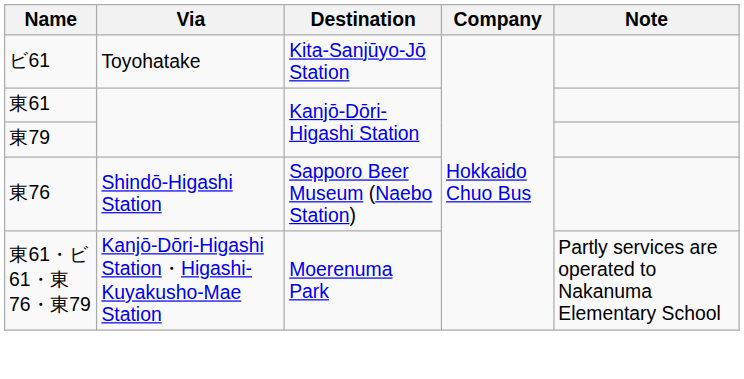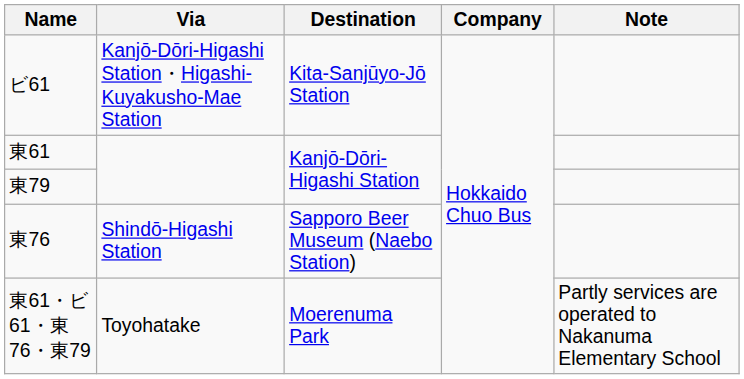(151, 61) Toyohatake -> (183, 85) Kanjō-Dōri-Higashi Station・Higashi-Kuyakusho-Mae Station
(183, 280) Kanjō-Dōri-Higashi Station・Higashi-Kuyakusho-Mae Station -> (151, 325) Toyohatake
